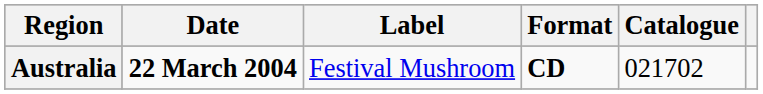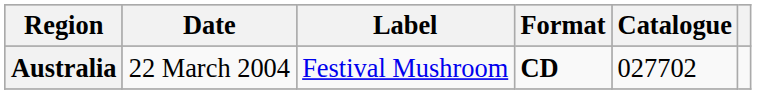(213, 67) bold -> (209, 67) normal
(664, 67) 021702 -> (657, 67) 027702
